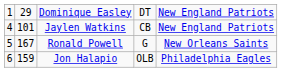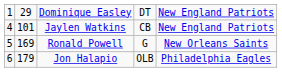(26, 44) 167 -> (26, 44) 169
(26, 59) 159 -> (26, 59) 179
